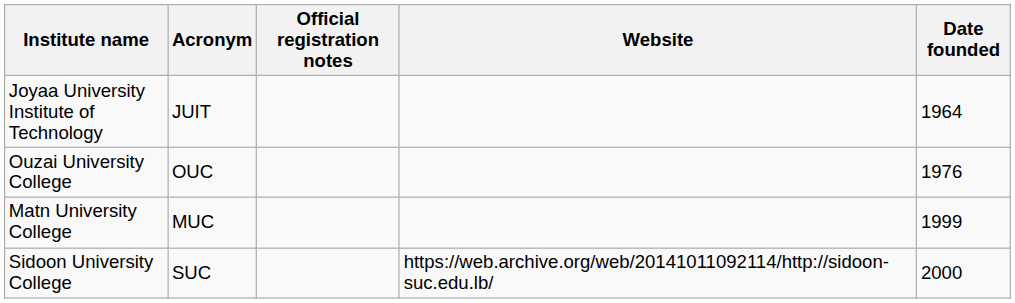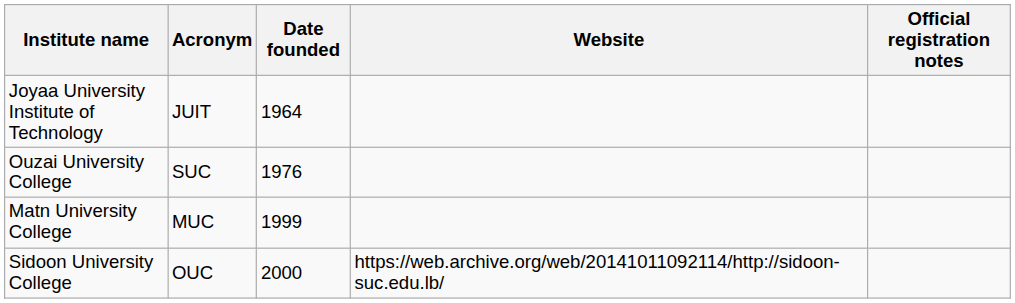columns swapped: (963, 40) <-> (328, 40)
(193, 172) OUC -> (191, 172) SUC
(191, 272) SUC -> (193, 272) OUC
